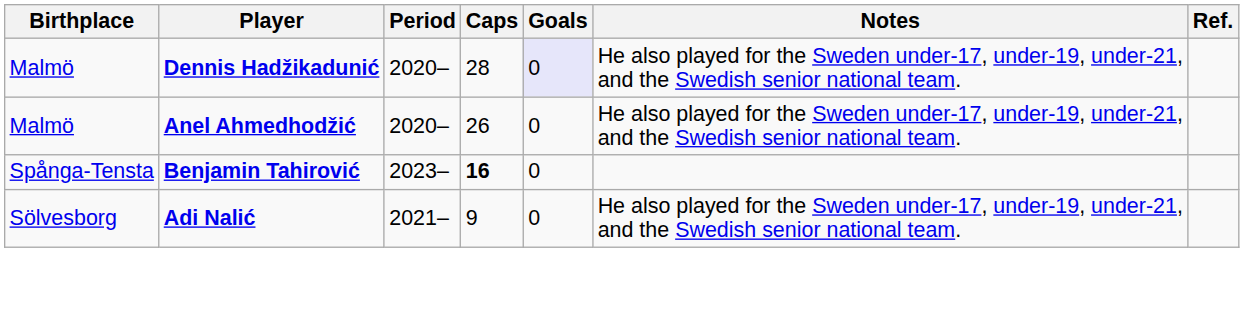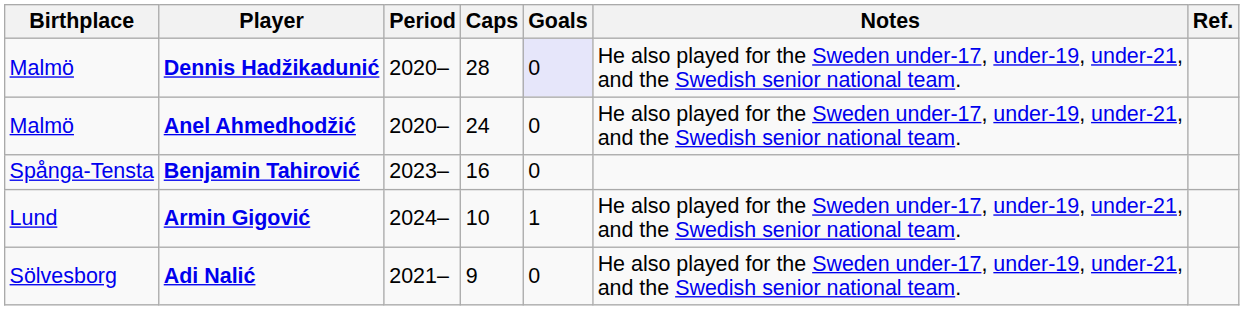(478, 125) 26 -> (478, 125) 24
(478, 171) bold -> (478, 171) normal
+ row: (237, 217)
